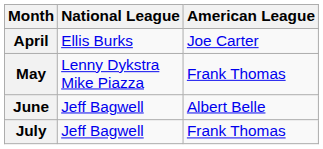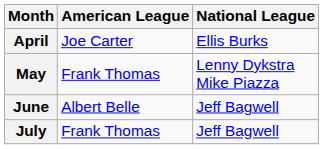columns swapped: (251, 16) <-> (120, 16)
